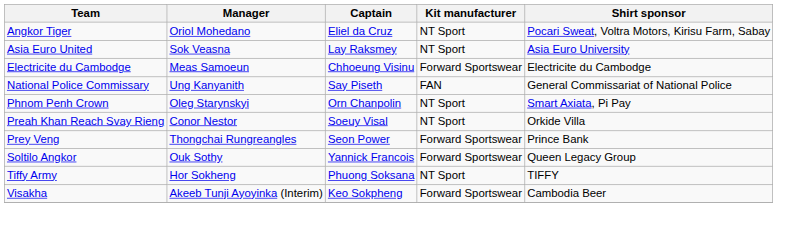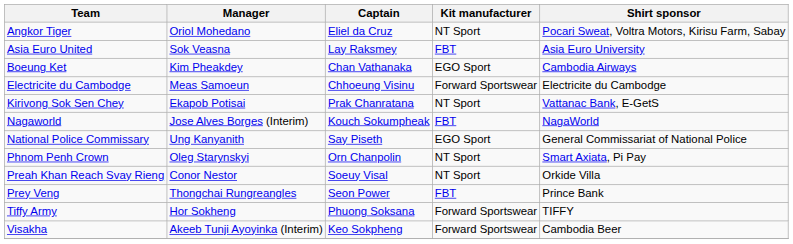(442, 49) NT Sport -> (446, 49) FBT
+ row: (37, 67)
+ row: (65, 103)
+ row: (34, 121)
(431, 85) FAN -> (463, 139) EGO Sport
(471, 139) Forward Sportswear -> (446, 193) FBT
- row: (42, 157)
(442, 175) NT Sport -> (486, 211) Forward Sportswear
